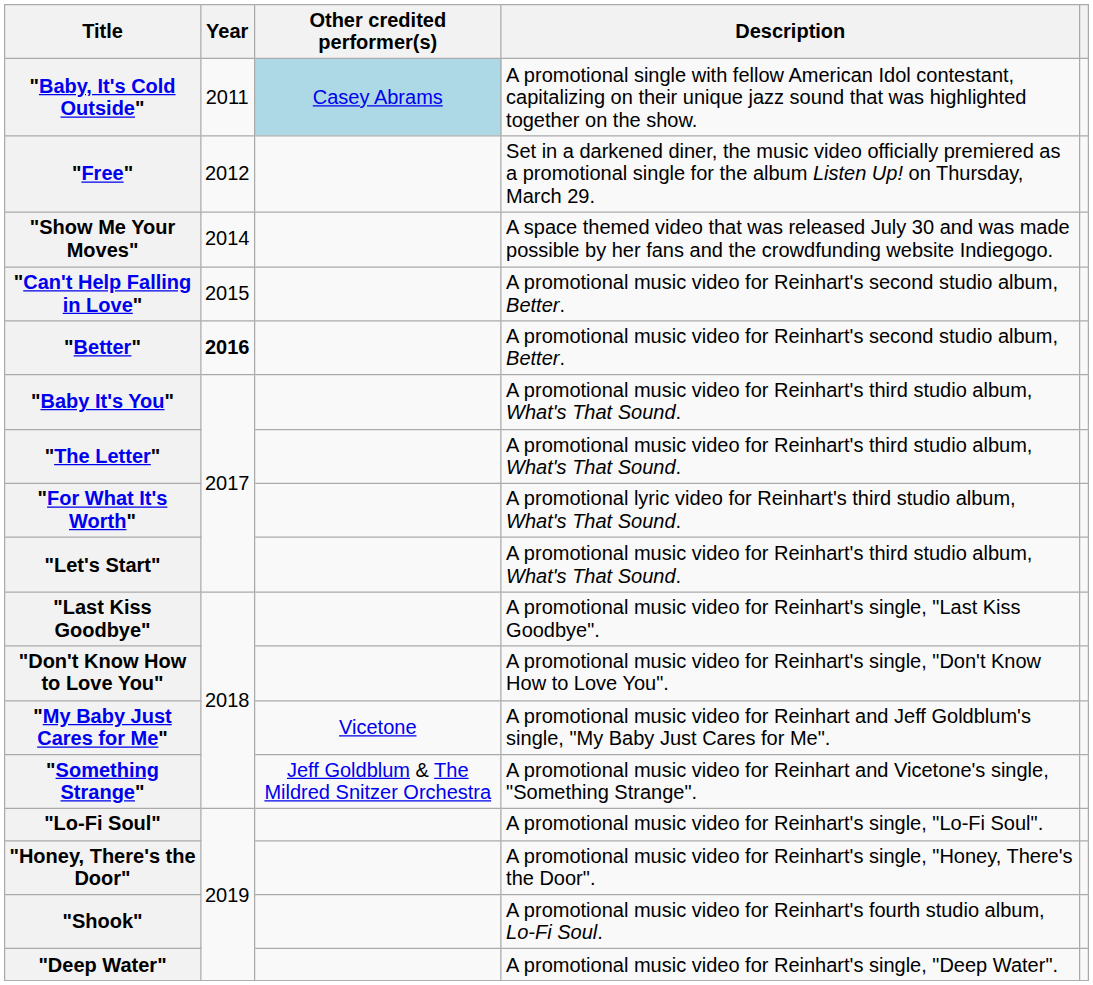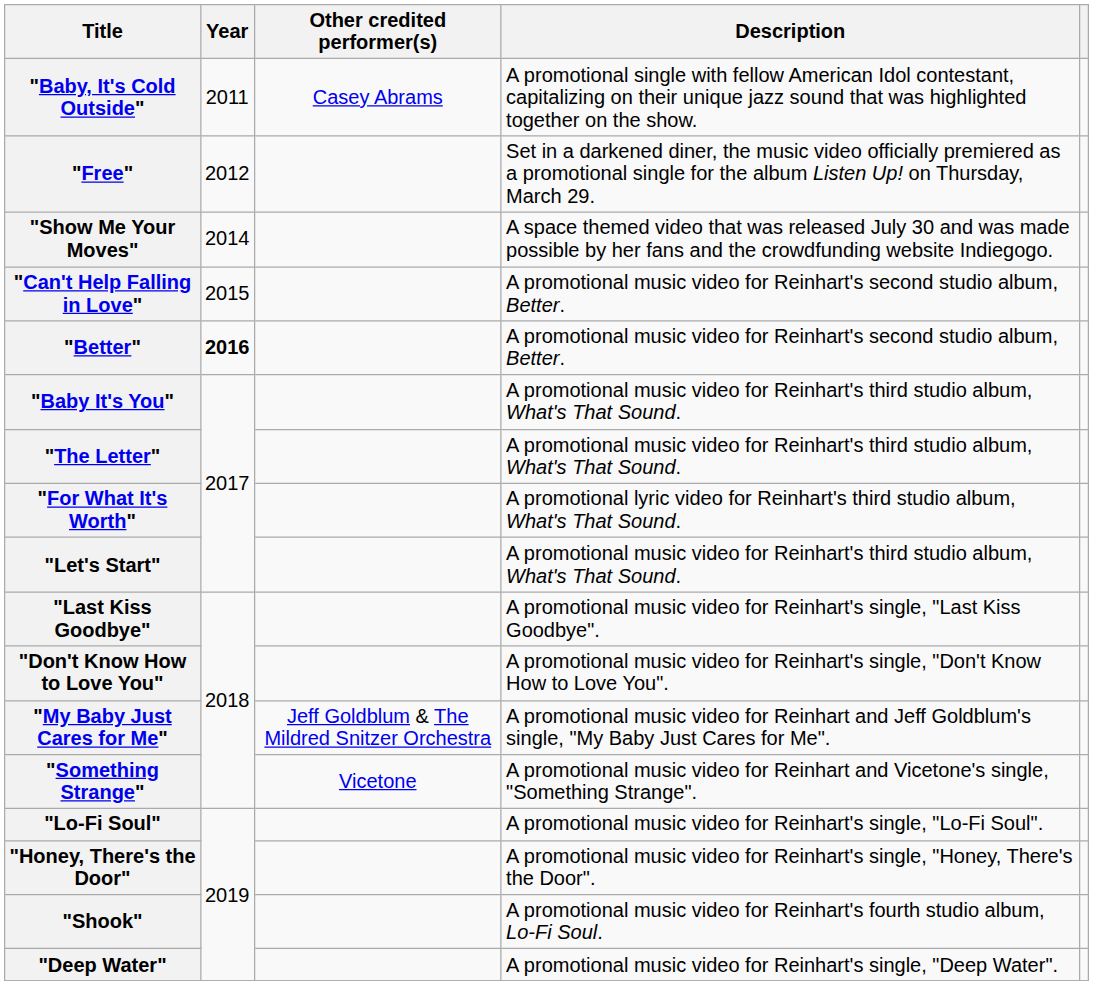(378, 97) lightblue background -> (378, 97) no background
(378, 727) Vicetone -> (378, 727) Jeff Goldblum & The Mildred Snitzer Orchestra
(378, 781) Jeff Goldblum & The Mildred Snitzer Orchestra -> (378, 781) Vicetone
